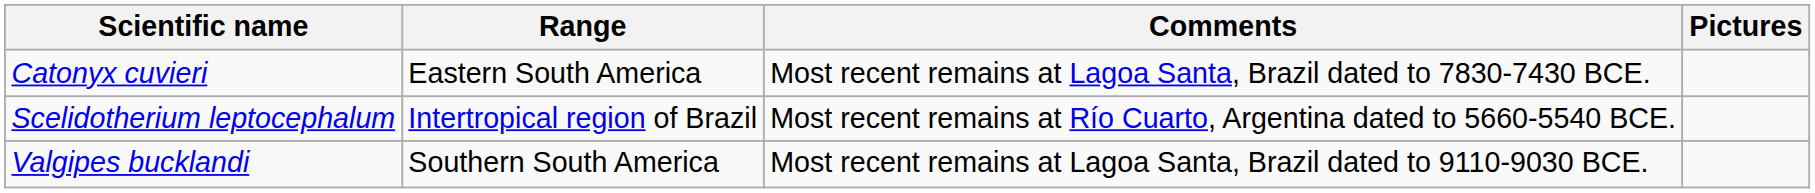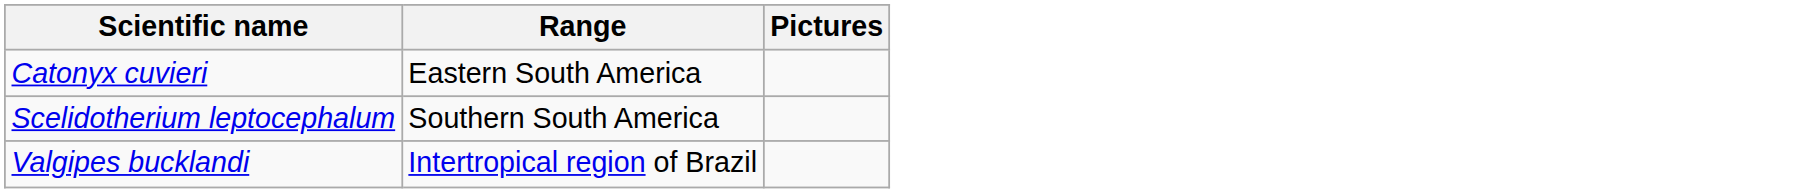- column: (1223, 27)
(583, 118) Intertropical region of Brazil -> (564, 118) Southern South America
(564, 163) Southern South America -> (583, 163) Intertropical region of Brazil
